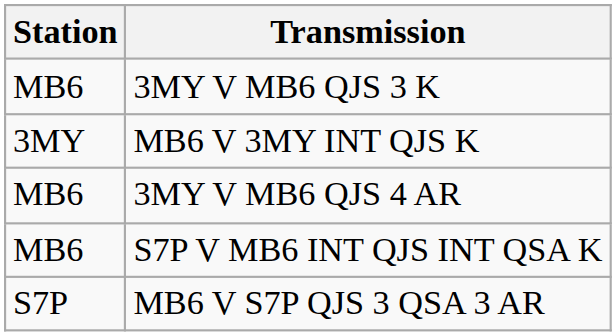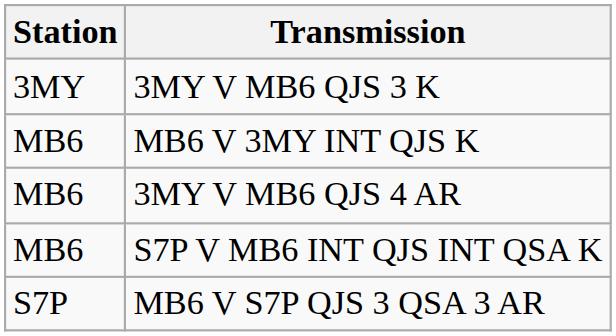(48, 85) MB6 -> (49, 85) 3MY
(49, 140) 3MY -> (48, 140) MB6
